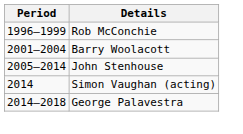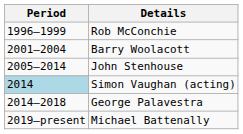(20, 85) no background -> (20, 85) lightblue background
+ row: (150, 120)
